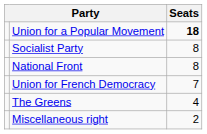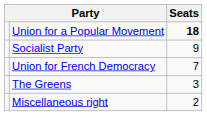(196, 48) 8 -> (196, 48) 9
- row: (47, 66)
(196, 102) 4 -> (196, 84) 3
